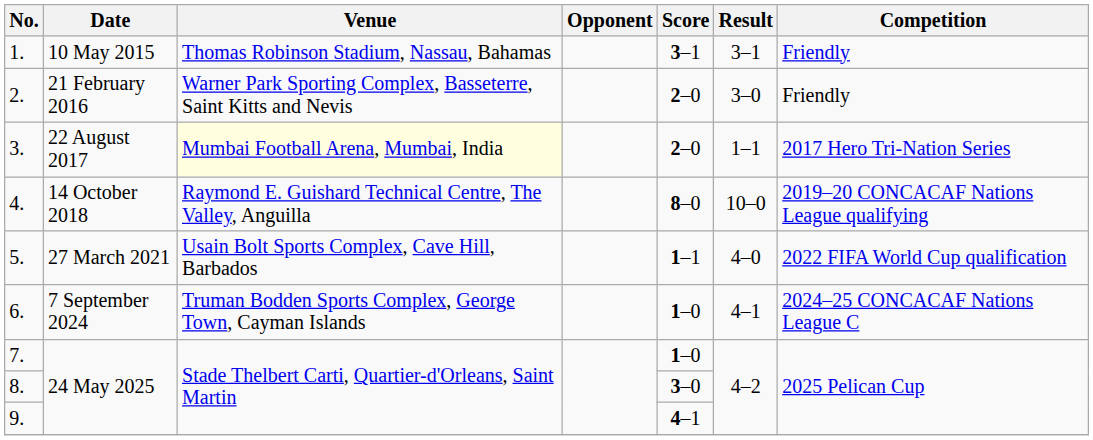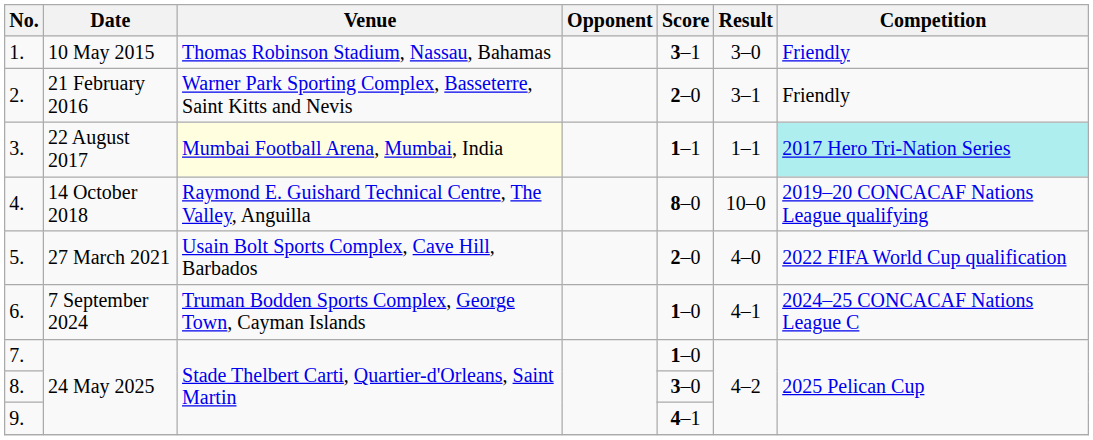(746, 52) 3–1 -> (746, 52) 3–0
(746, 95) 3–0 -> (746, 95) 3–1
(686, 149) 2–0 -> (686, 149) 1–1
(896, 149) no background -> (896, 149) paleturquoise background
(686, 257) 1–1 -> (686, 257) 2–0
